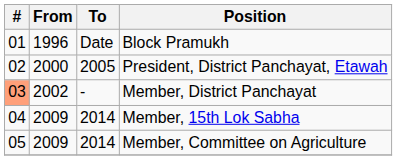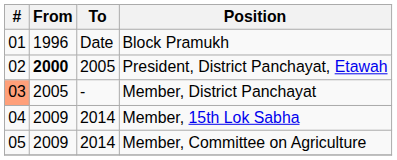(51, 67) normal -> (51, 67) bold
(51, 92) 2002 -> (51, 92) 2005
